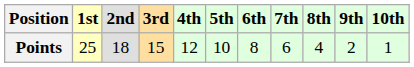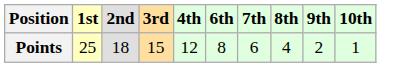- column: (222, 18)
